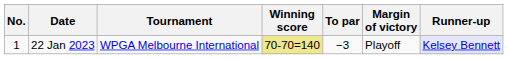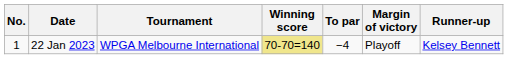(343, 45) −3 -> (343, 45) −4
(461, 45) lavender background -> (461, 45) no background
